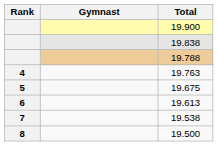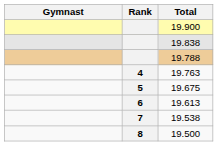columns swapped: (22, 12) <-> (99, 12)
